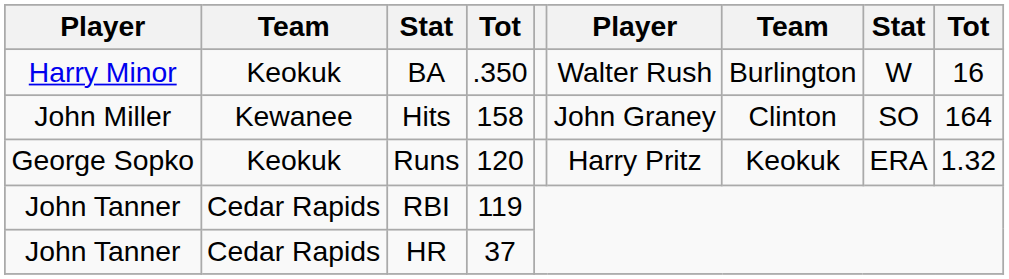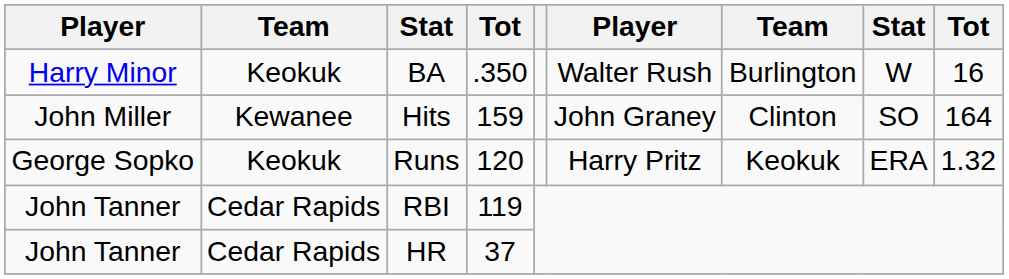(500, 116) 158 -> (500, 116) 159
